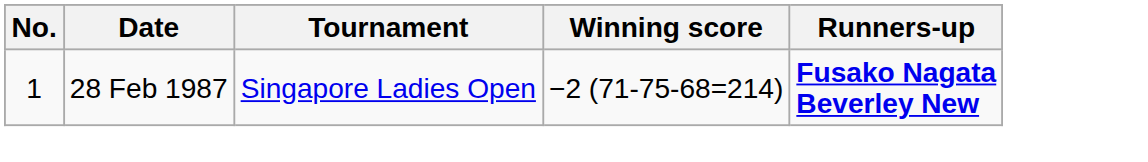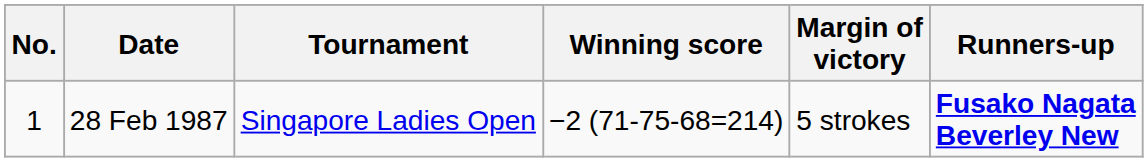+ column: (860, 43)
